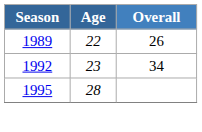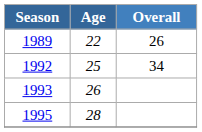(93, 66) 23 -> (93, 66) 25
+ row: (37, 90)
